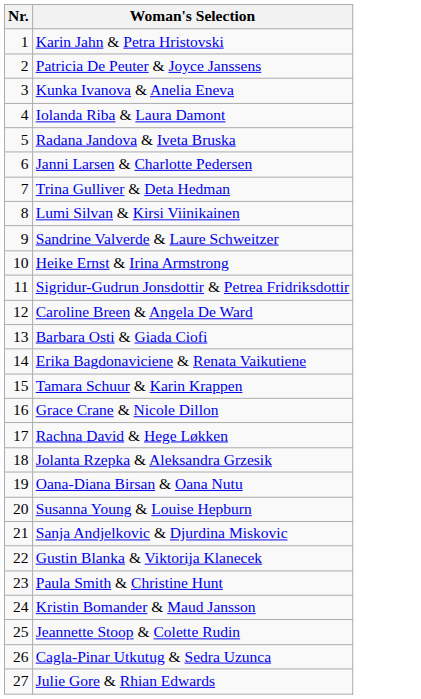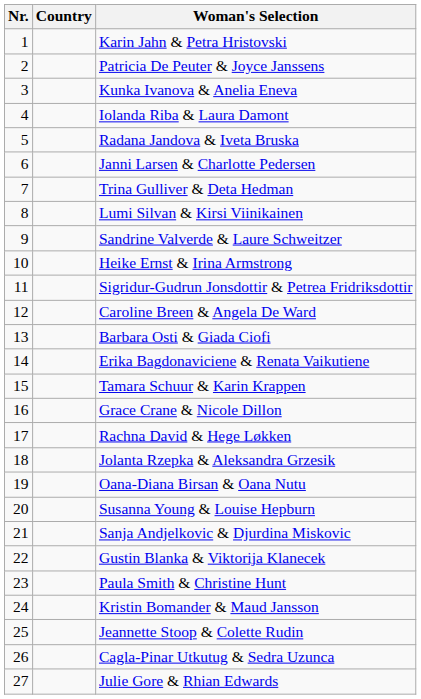+ column: (64, 16)
